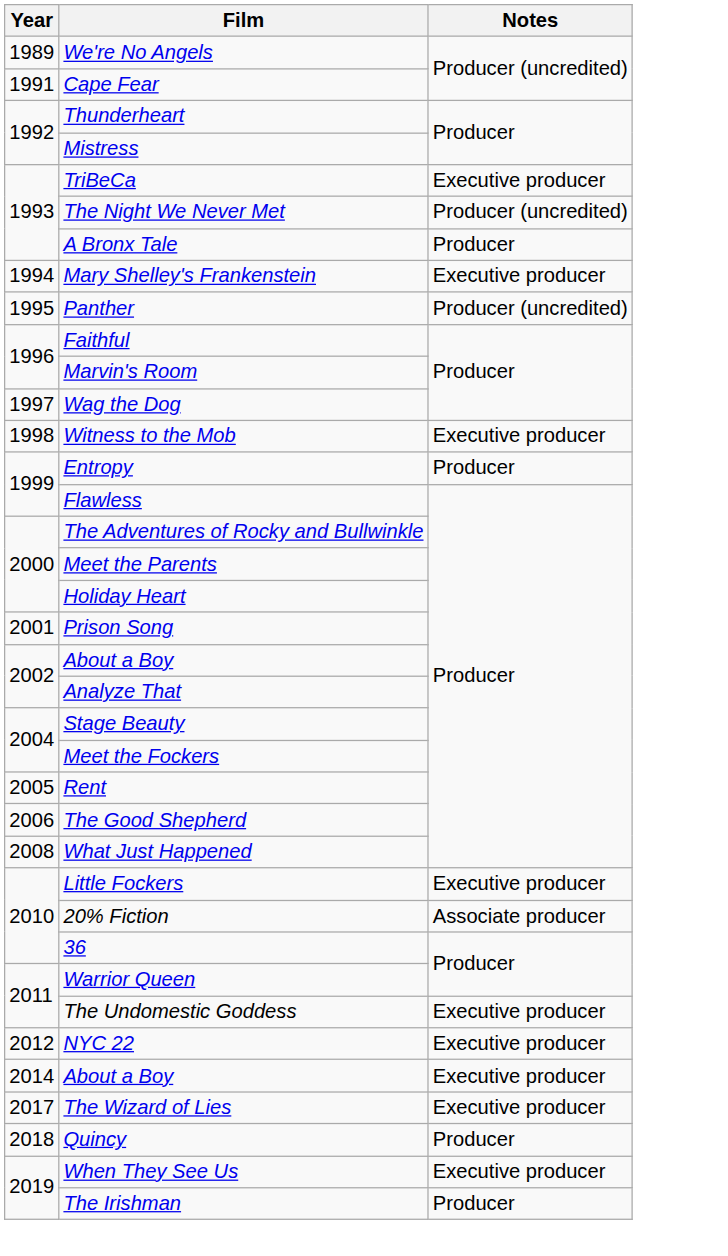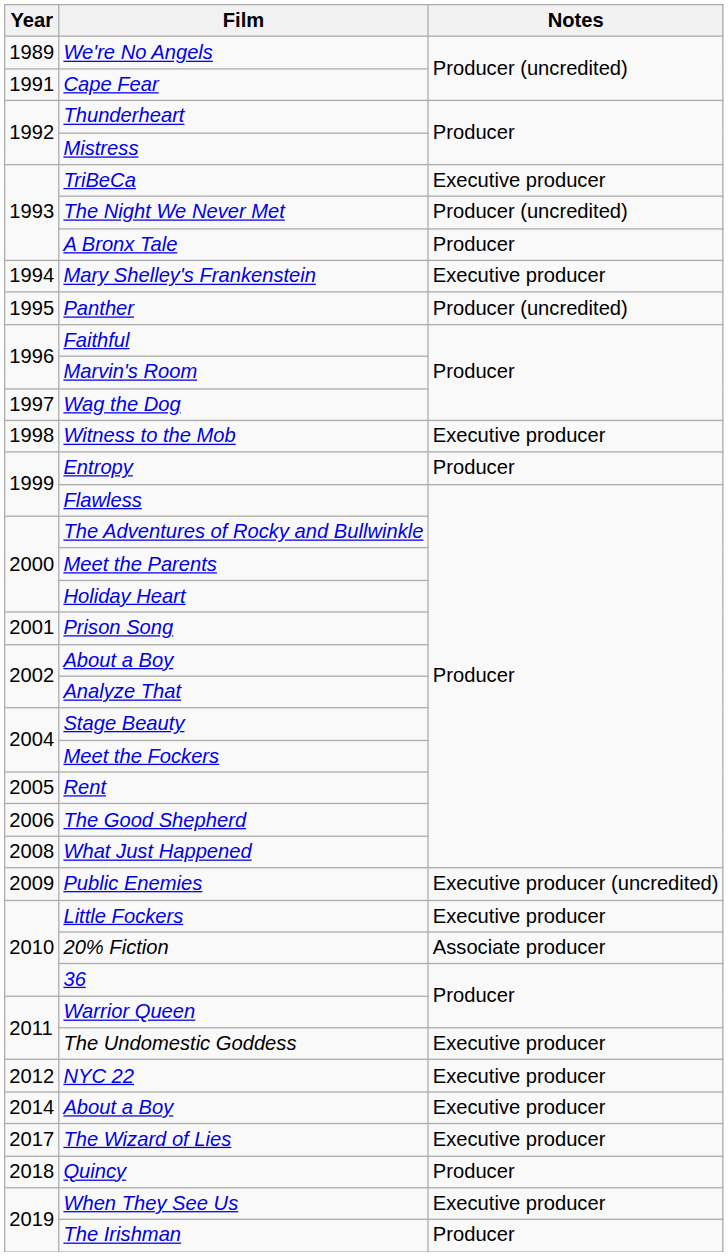+ row: (32, 883)
